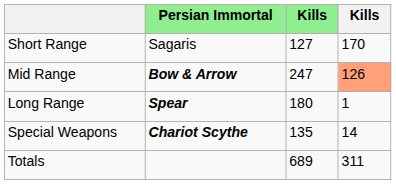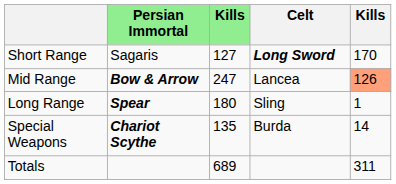+ column: (300, 15)
